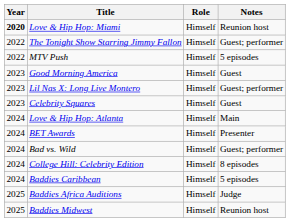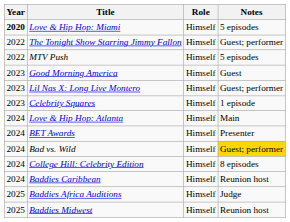(244, 27) Reunion host -> (239, 27) 5 episodes
(231, 103) Guest -> (237, 103) 1 episode
(252, 149) no background -> (252, 149) gold background
(239, 179) 5 episodes -> (244, 179) Reunion host
